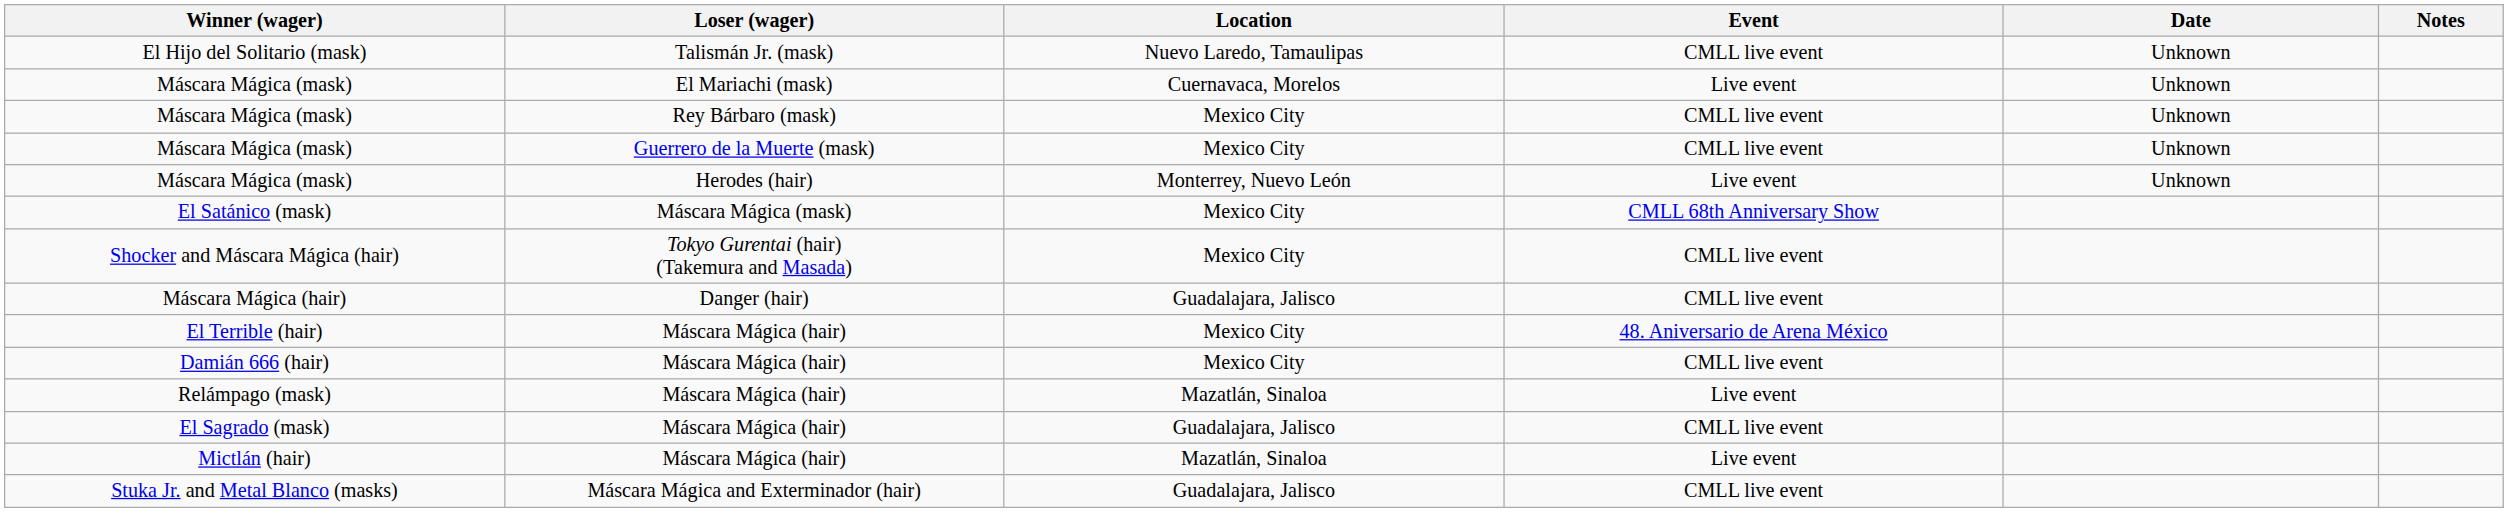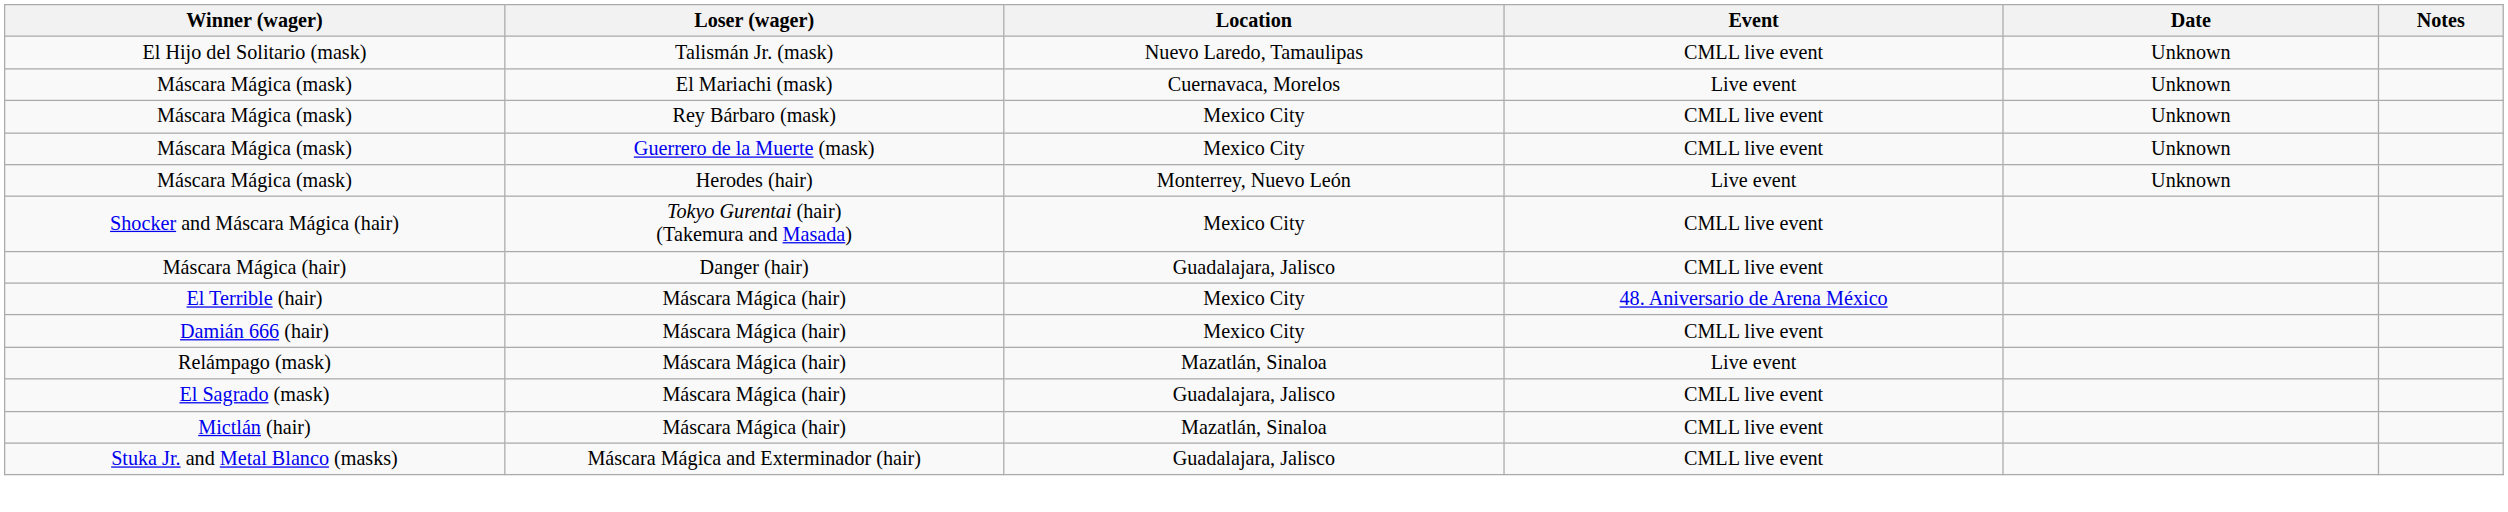- row: (254, 212)
(1754, 458) Live event -> (1754, 426) CMLL live event
